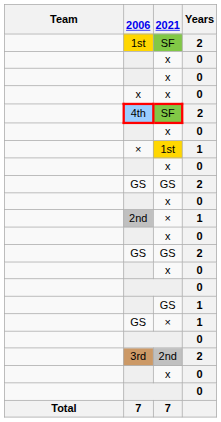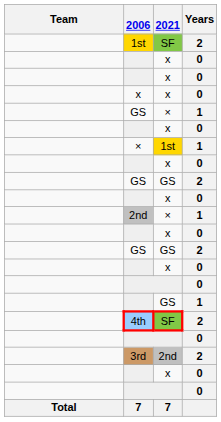rows swapped: (138, 114) <-> (138, 323)
